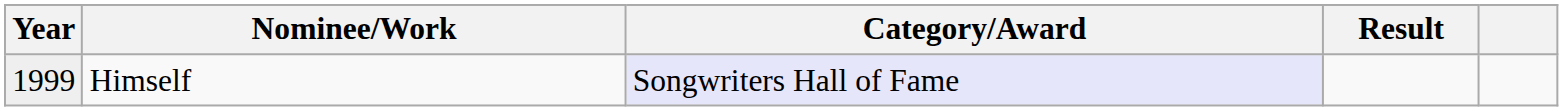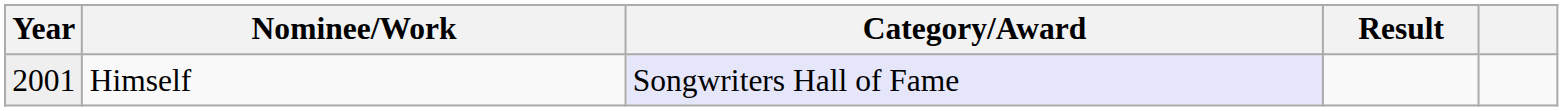(44, 79) 1999 -> (44, 79) 2001
